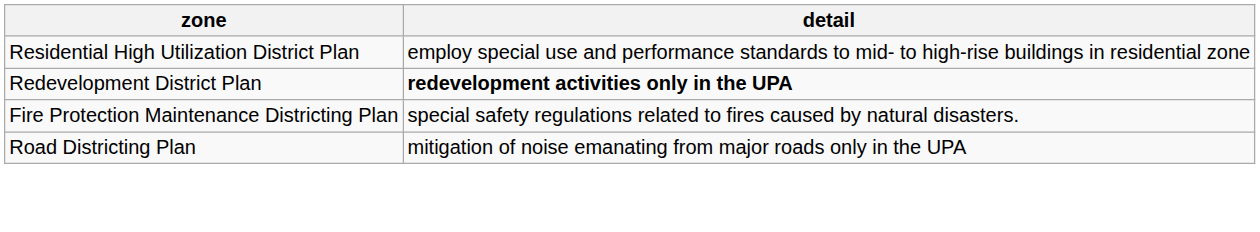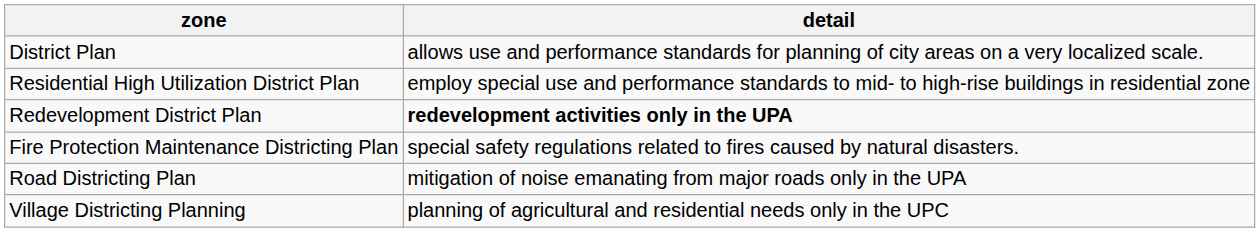+ row: (63, 52)
+ row: (127, 210)
